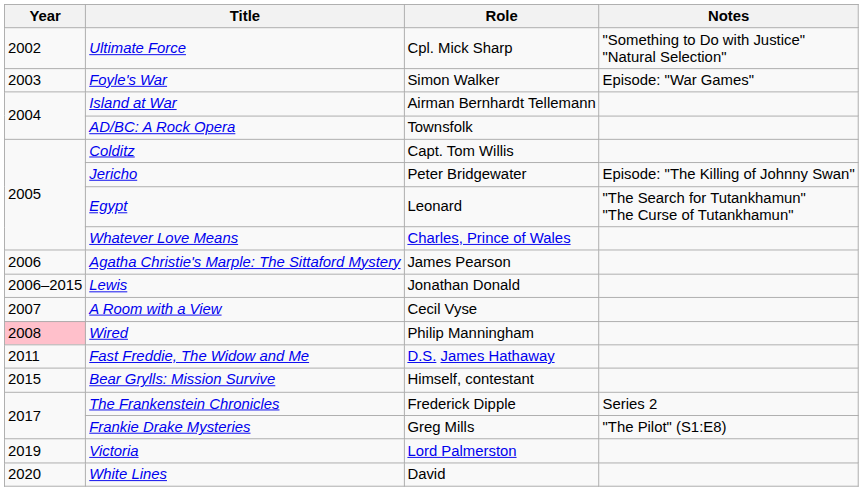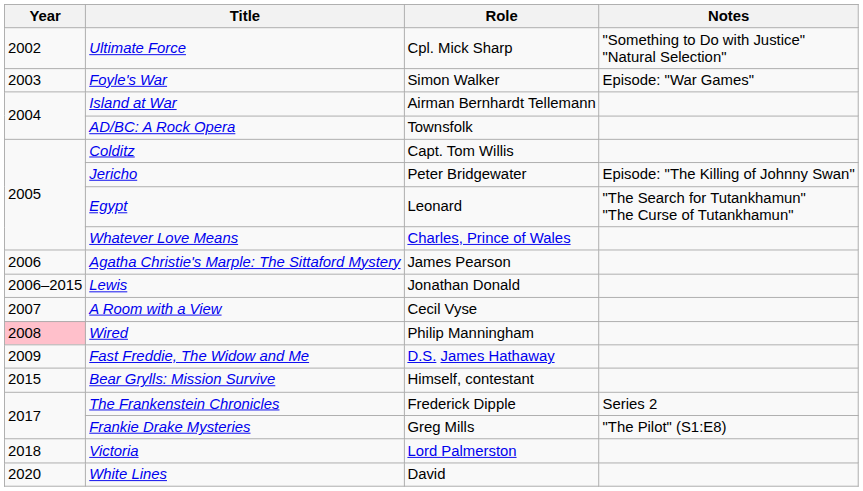(24, 356) 2011 -> (24, 356) 2009
(24, 450) 2019 -> (24, 450) 2018
